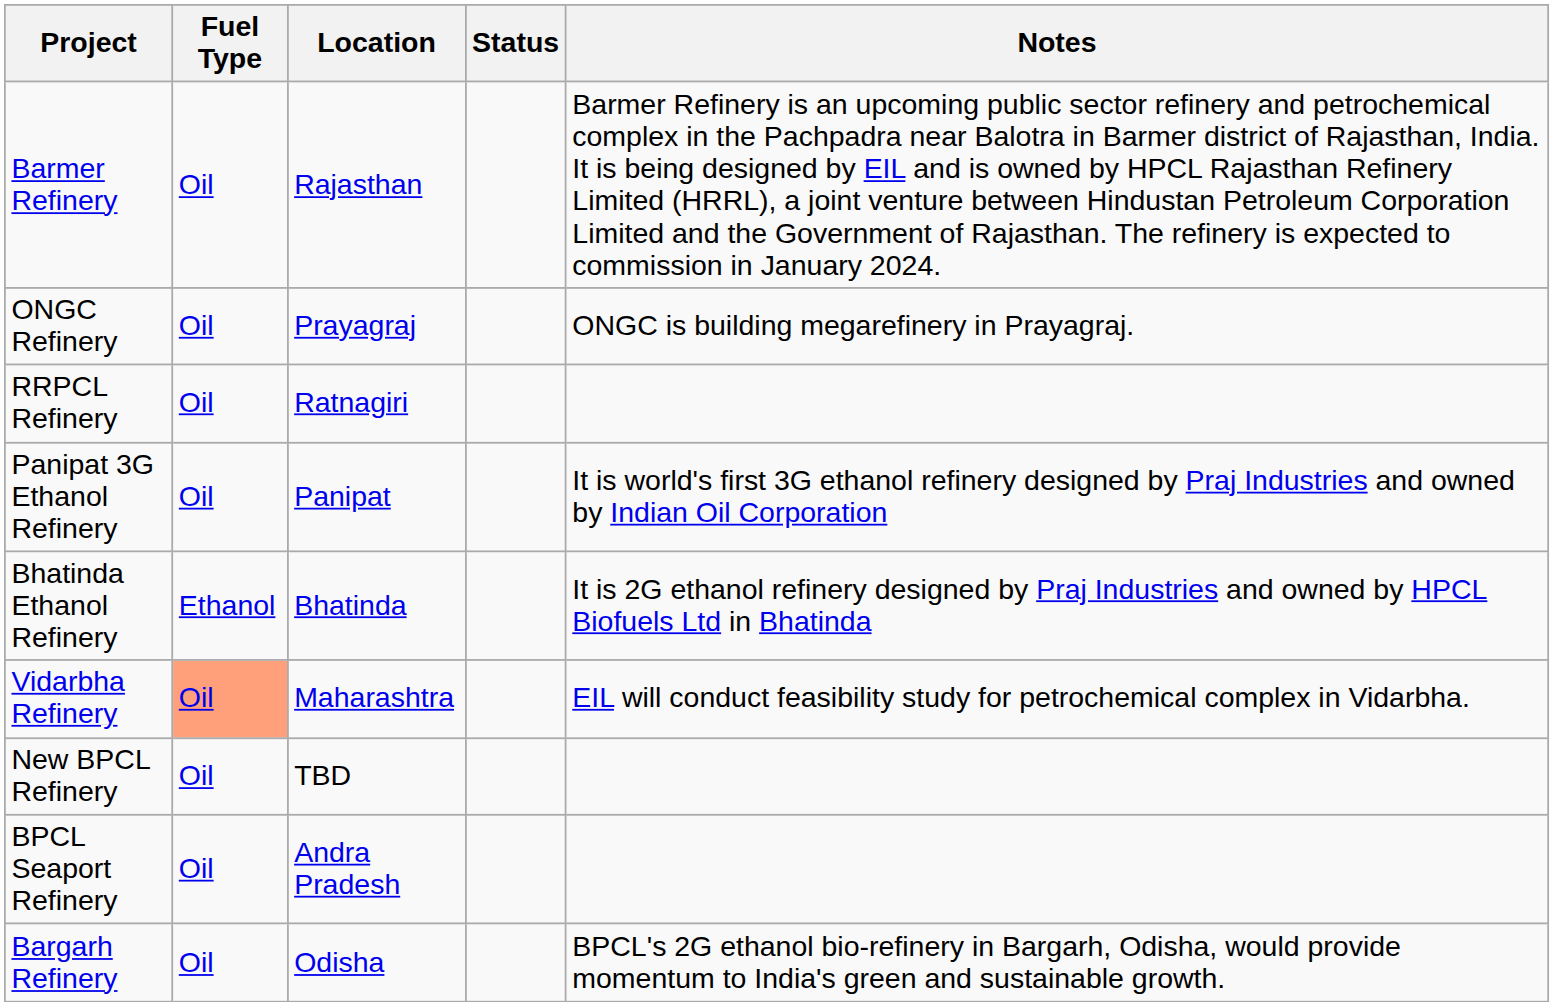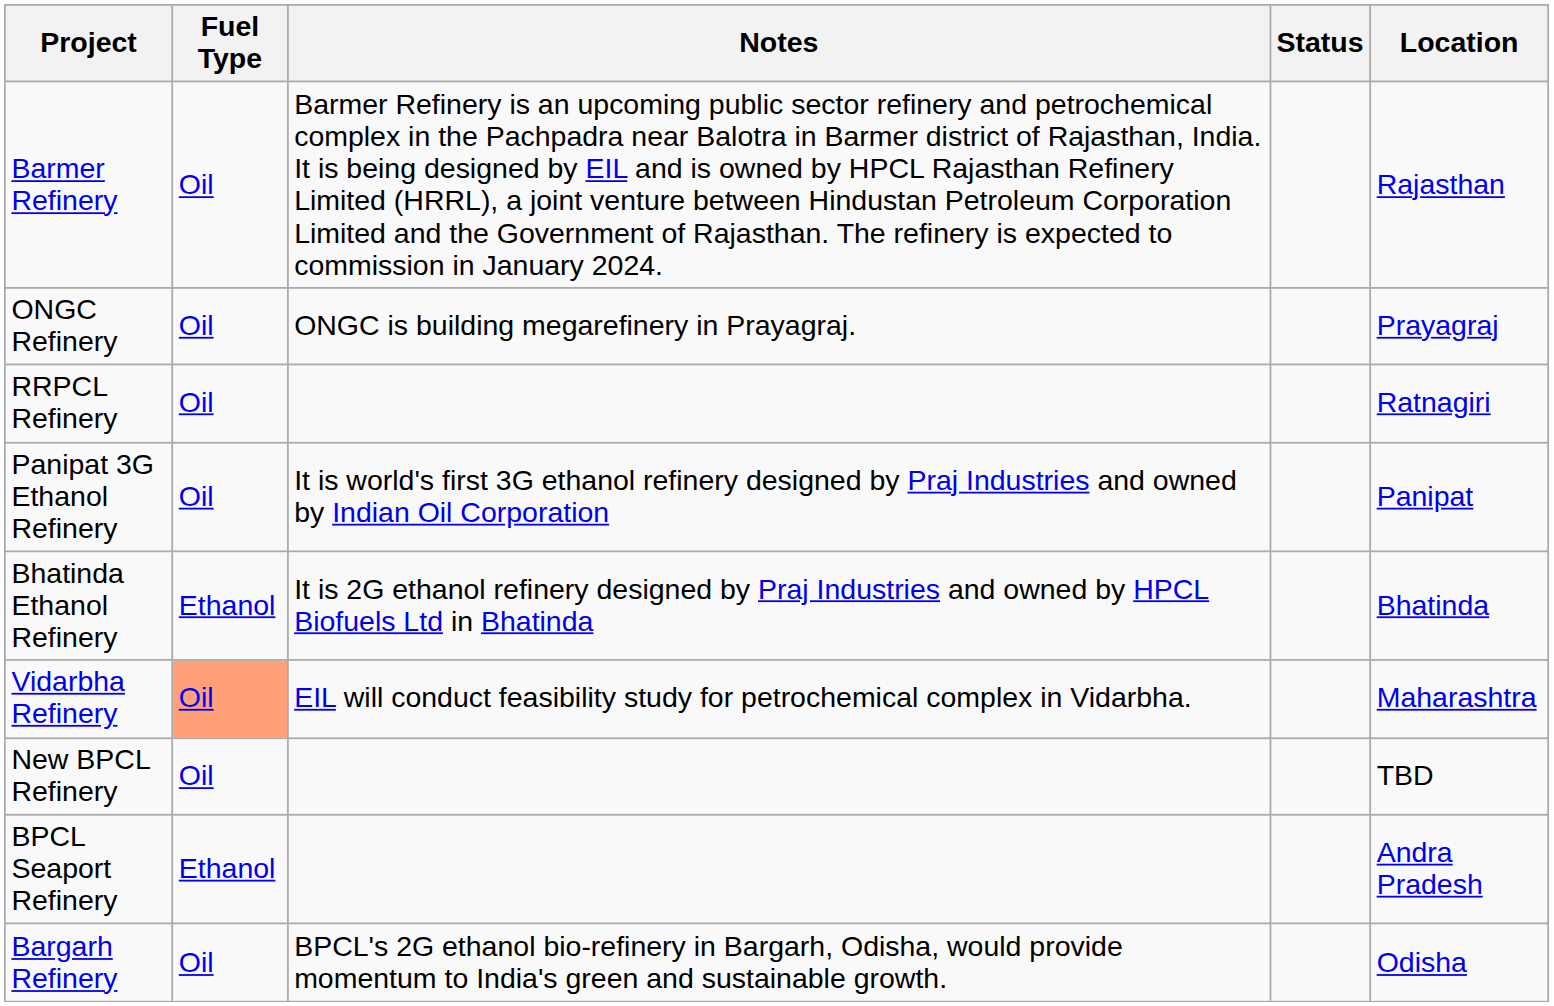columns swapped: (377, 43) <-> (1057, 43)
(196, 869) Oil -> (227, 869) Ethanol
